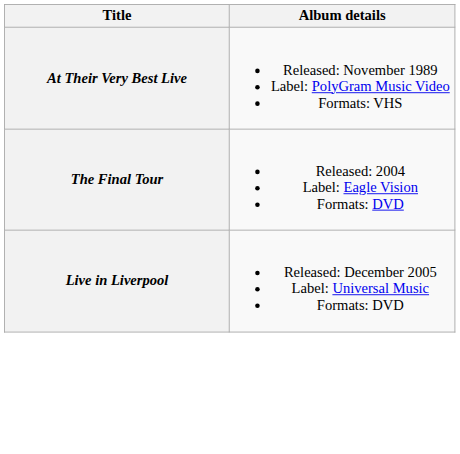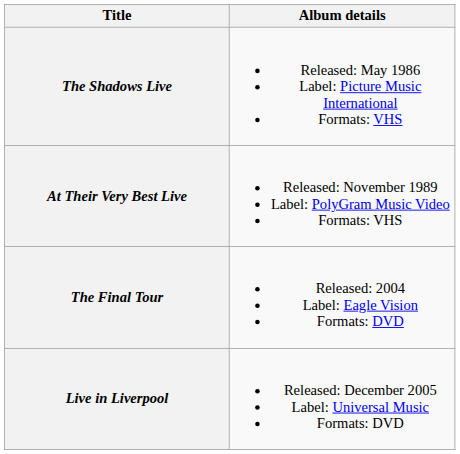+ row: (117, 86)
